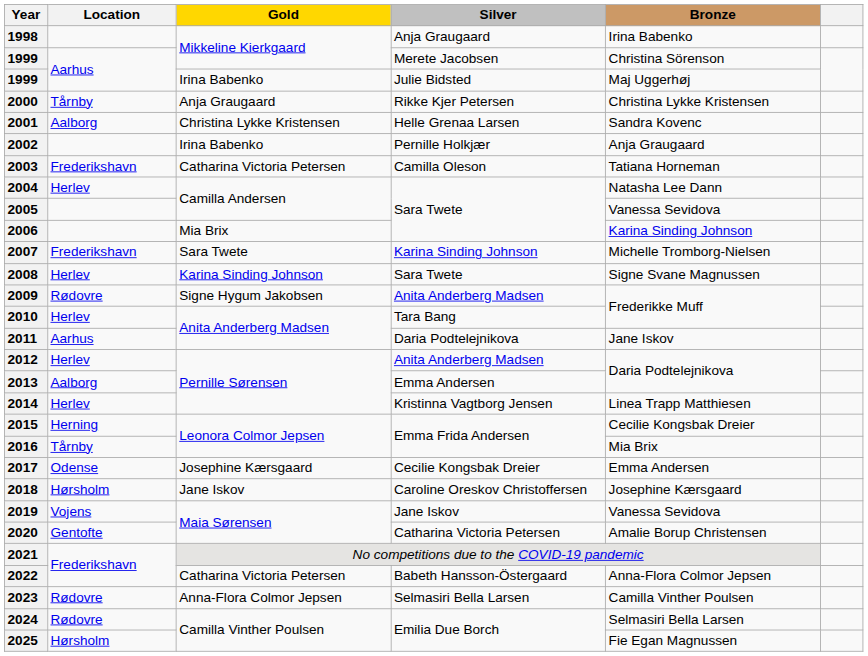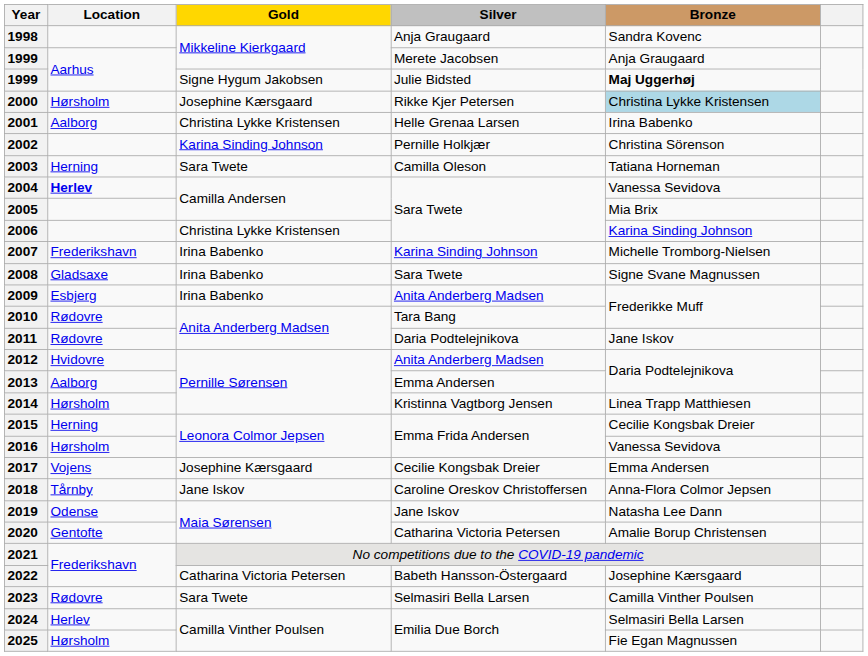(651, 36) Irina Babenko -> (655, 36) Sandra Kovenc
(666, 58) Christina Sörenson -> (657, 58) Anja Graugaard
(221, 79) Irina Babenko -> (251, 79) Signe Hygum Jakobsen
(649, 79) normal -> (652, 79) bold
(72, 101) Tårnby -> (80, 101) Hørsholm
(227, 101) Anja Graugaard -> (246, 101) Josephine Kærsgaard
(689, 101) no background -> (689, 101) lightblue background
(655, 123) Sandra Kovenc -> (651, 123) Irina Babenko
(221, 144) Irina Babenko -> (251, 144) Karina Sinding Johnson
(657, 144) Anja Graugaard -> (666, 144) Christina Sörenson
(94, 166) Frederikshavn -> (74, 166) Herning
(262, 166) Catharina Victoria Petersen -> (214, 166) Sara Twete
(70, 187) normal -> (71, 187) bold
(665, 187) Natasha Lee Dann -> (664, 187) Vanessa Sevidova
(664, 209) Vanessa Sevidova -> (633, 209) Mia Brix
(204, 230) Mia Brix -> (260, 230) Christina Lykke Kristensen
(214, 252) Sara Twete -> (221, 252) Irina Babenko
(70, 274) Herlev -> (79, 274) Gladsaxe
(251, 274) Karina Sinding Johnson -> (221, 274) Irina Babenko
(77, 295) Rødovre -> (74, 295) Esbjerg
(251, 295) Signe Hygum Jakobsen -> (221, 295) Irina Babenko
(70, 317) Herlev -> (77, 317) Rødovre
(72, 338) Aarhus -> (77, 338) Rødovre
(70, 360) Herlev -> (77, 360) Hvidovre
(70, 403) Herlev -> (80, 403) Hørsholm
(72, 446) Tårnby -> (80, 446) Hørsholm
(633, 446) Mia Brix -> (664, 446) Vanessa Sevidova
(74, 468) Odense -> (71, 468) Vojens
(80, 489) Hørsholm -> (72, 489) Tårnby
(675, 489) Josephine Kærsgaard -> (690, 489) Anna-Flora Colmor Jepsen
(71, 511) Vojens -> (74, 511) Odense
(664, 511) Vanessa Sevidova -> (665, 511) Natasha Lee Dann
(690, 576) Anna-Flora Colmor Jepsen -> (675, 576) Josephine Kærsgaard
(261, 597) Anna-Flora Colmor Jepsen -> (214, 597) Sara Twete
(77, 619) Rødovre -> (70, 619) Herlev
